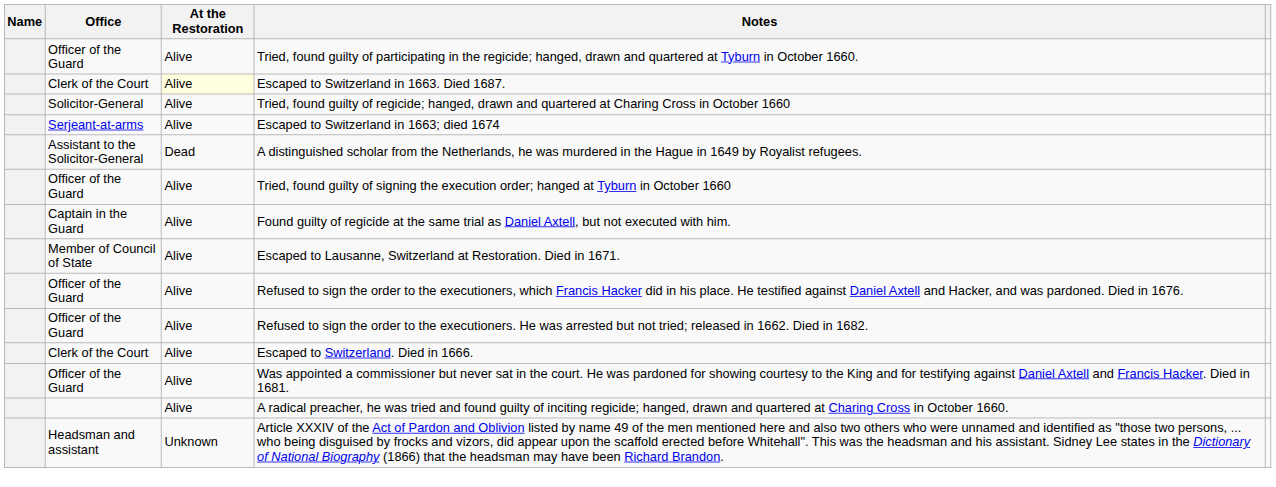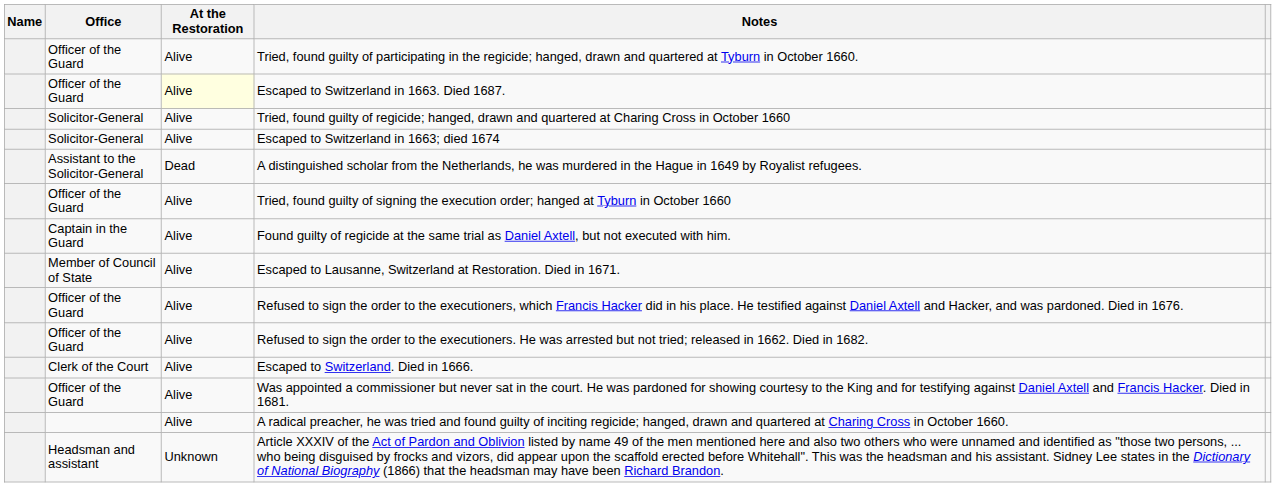(98, 84) Clerk of the Court -> (85, 91) Officer of the Guard
(96, 124) Serjeant-at-arms -> (96, 139) Solicitor-General
